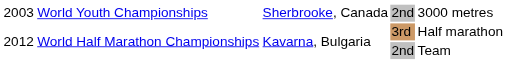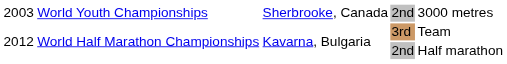(460, 31) Half marathon -> (434, 31) Team
(434, 50) Team -> (460, 50) Half marathon
